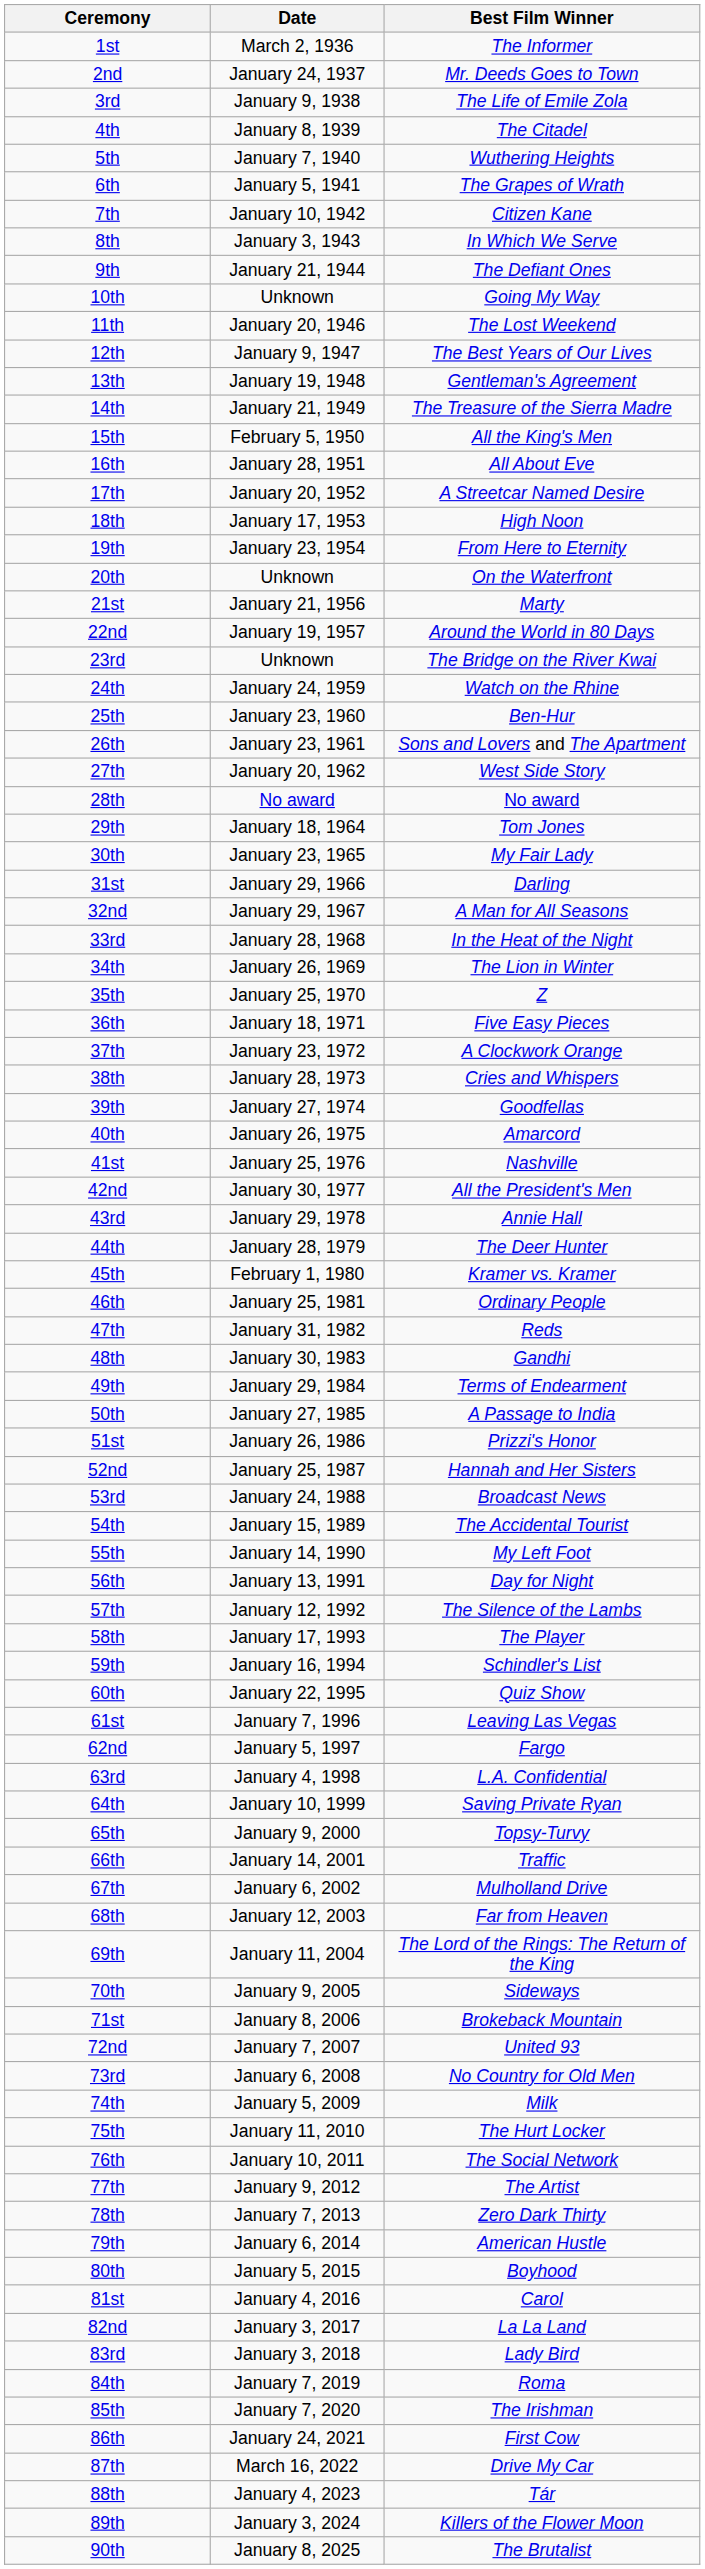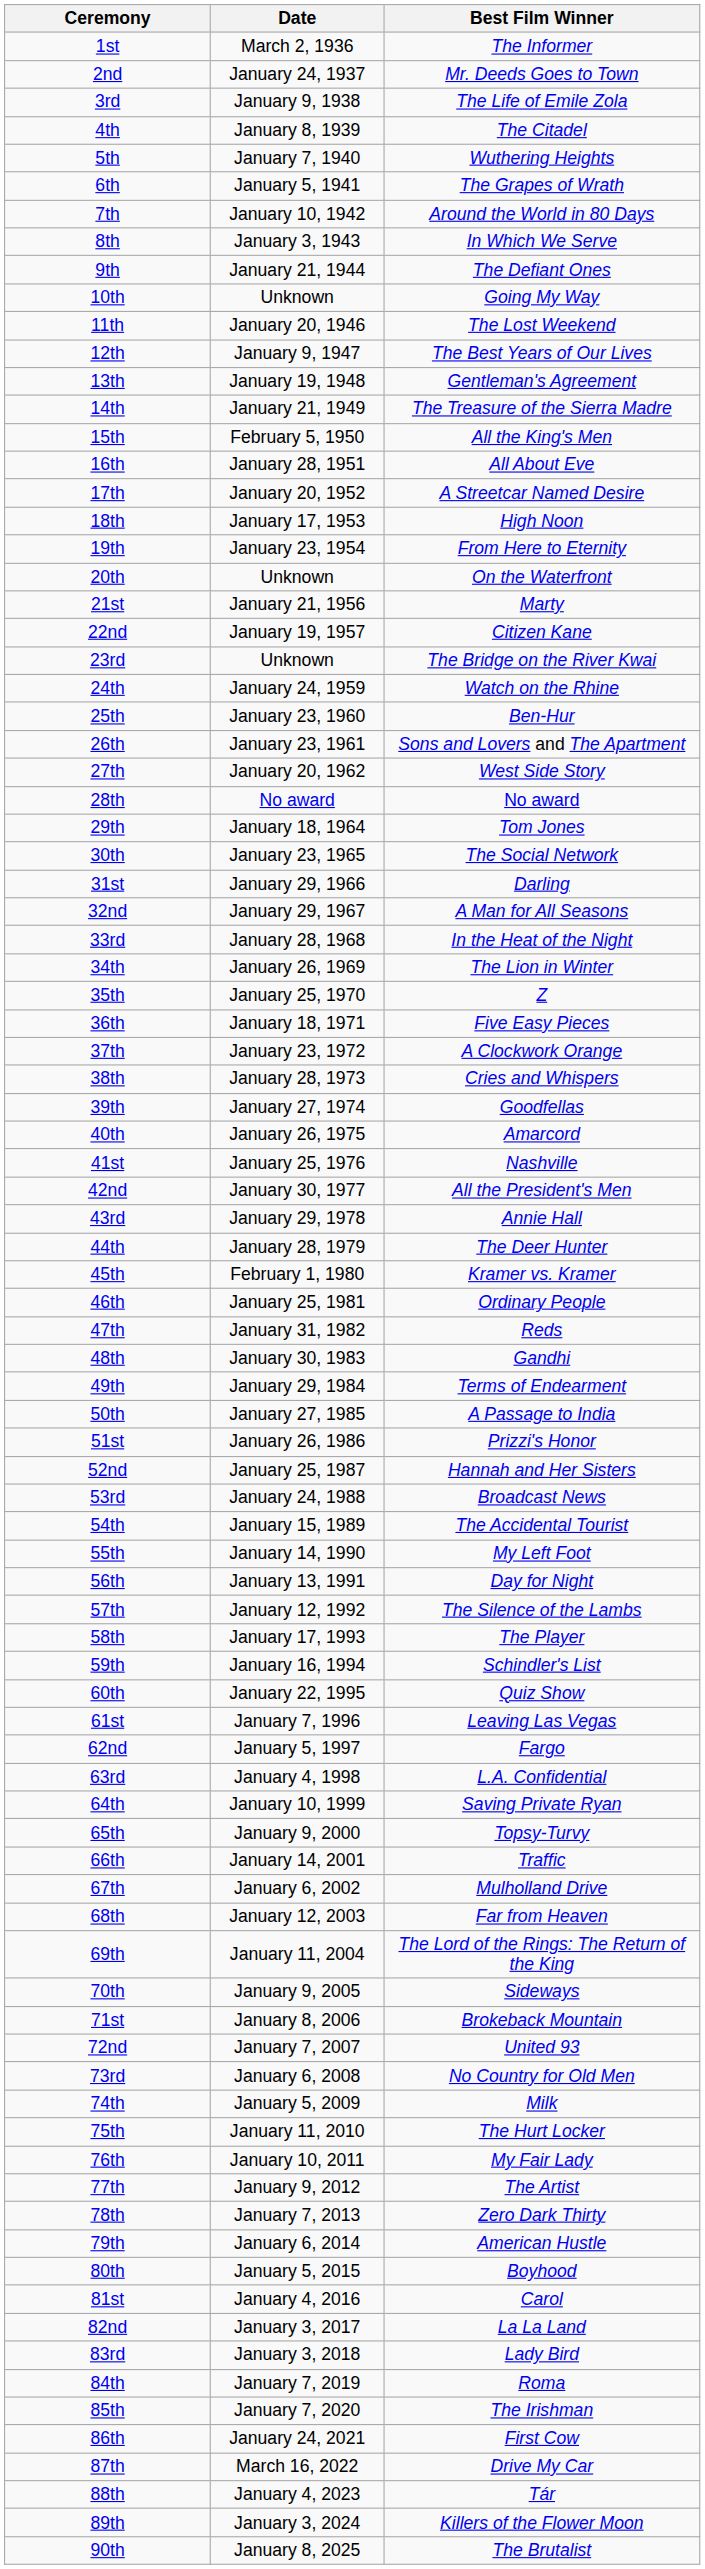(542, 213) Citizen Kane -> (542, 213) Around the World in 80 Days
(542, 632) Around the World in 80 Days -> (542, 632) Citizen Kane
(542, 855) My Fair Lady -> (542, 855) The Social Network
(542, 2159) The Social Network -> (542, 2159) My Fair Lady
